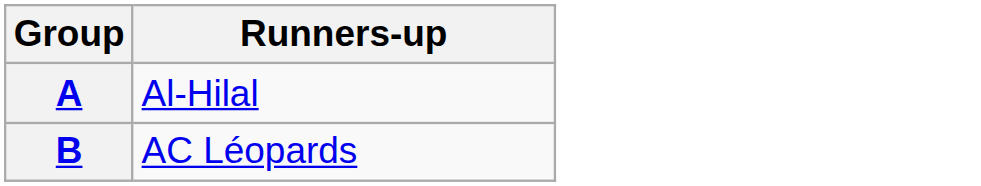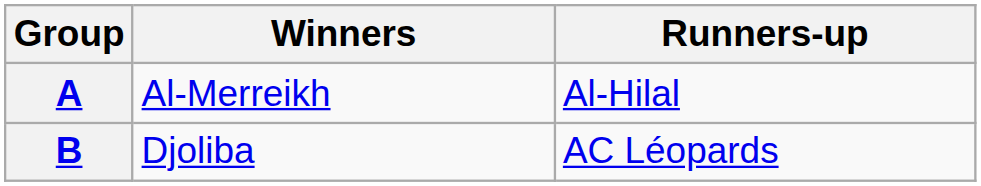+ column: (344, 33)
